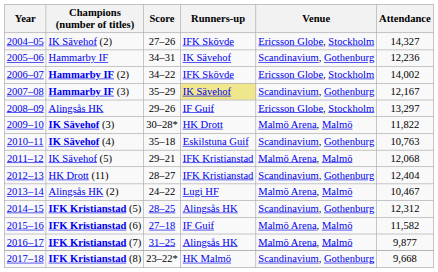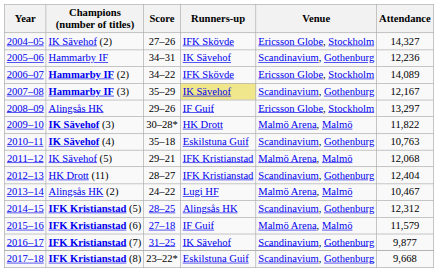(405, 74) 14,002 -> (405, 74) 14,089
(405, 225) 11,582 -> (405, 225) 11,579
(210, 242) Alingsås HK -> (207, 242) IK Sävehof
(305, 242) Malmö Arena, Malmö -> (316, 242) Scandinavium, Gothenburg
(207, 259) HK Malmö -> (216, 259) Eskilstuna Guif
